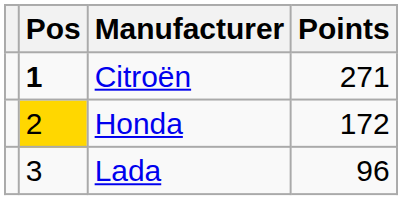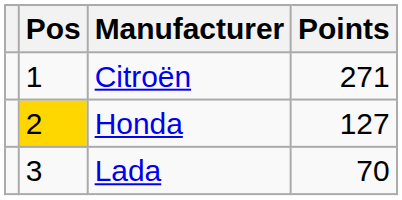(34, 76) bold -> (34, 76) normal
(365, 124) 172 -> (365, 124) 127
(373, 171) 96 -> (373, 171) 70
